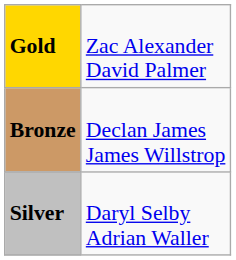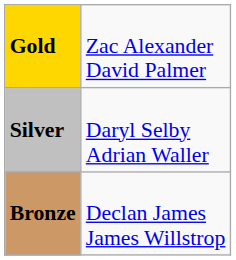rows swapped: (37, 213) <-> (43, 129)
